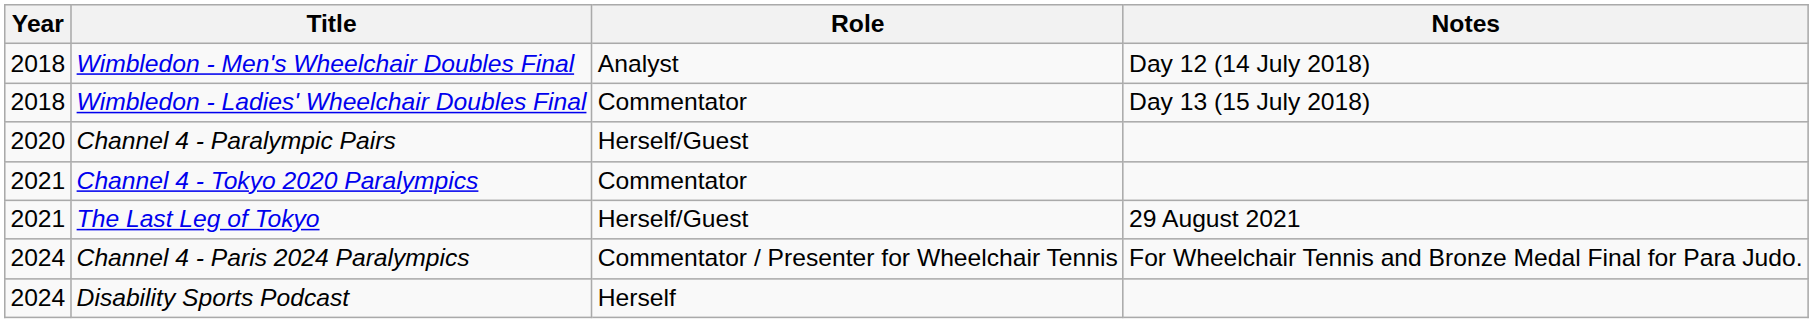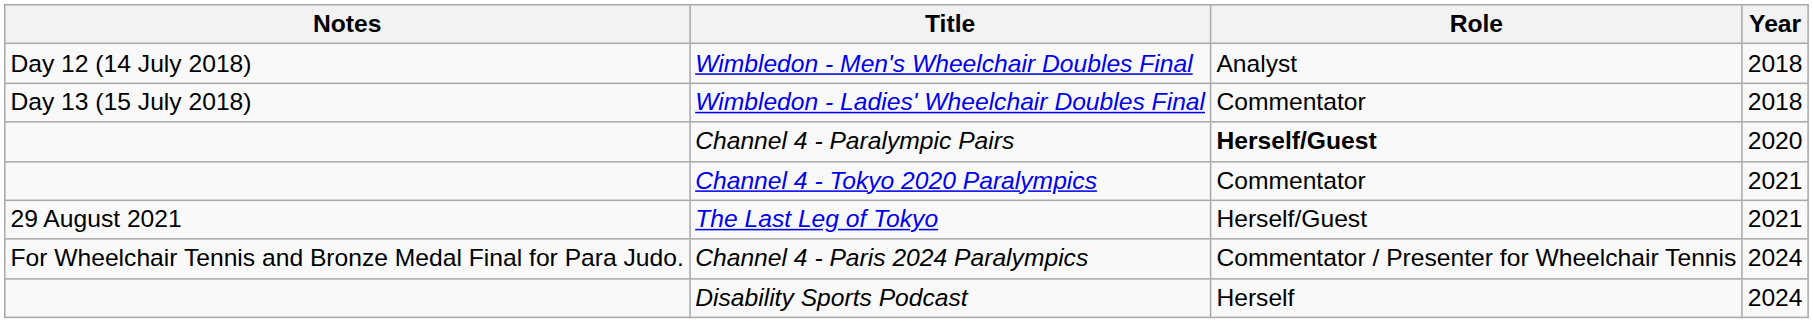columns swapped: (38, 24) <-> (1466, 24)
(673, 141) normal -> (1297, 141) bold
